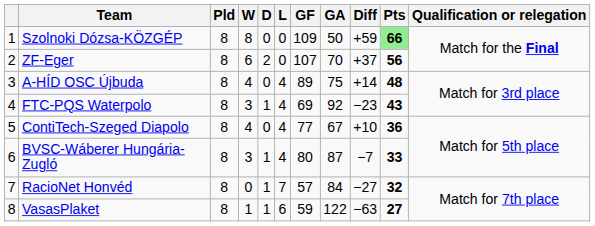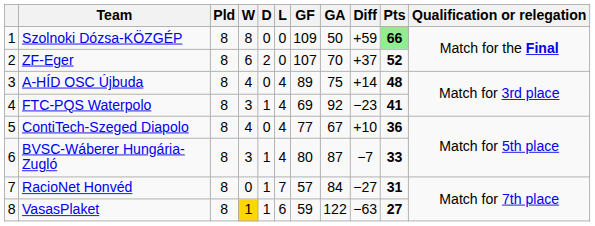(395, 60) 56 -> (395, 60) 52
(395, 104) 43 -> (395, 104) 41
(395, 187) 32 -> (395, 187) 31
(248, 210) no background -> (248, 210) gold background
